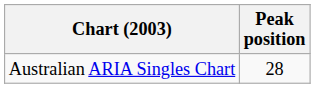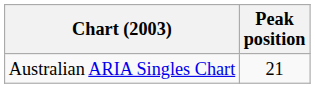(275, 68) 28 -> (275, 68) 21
